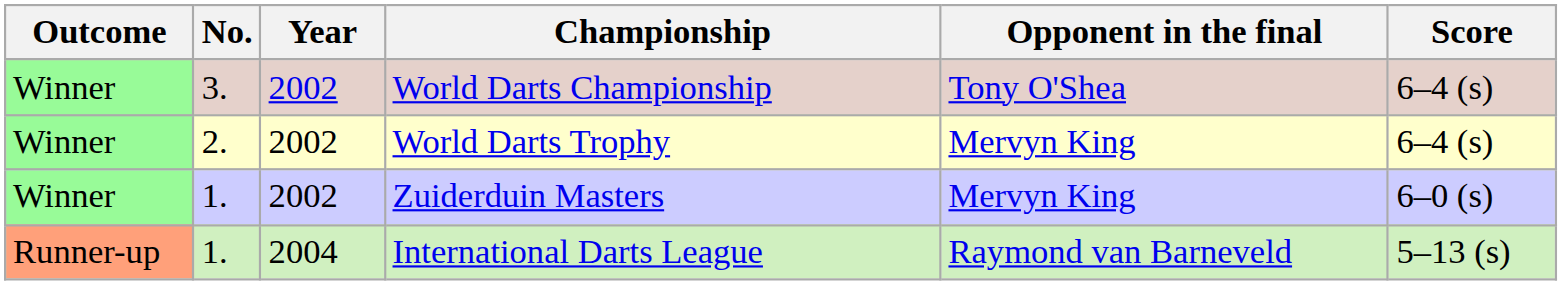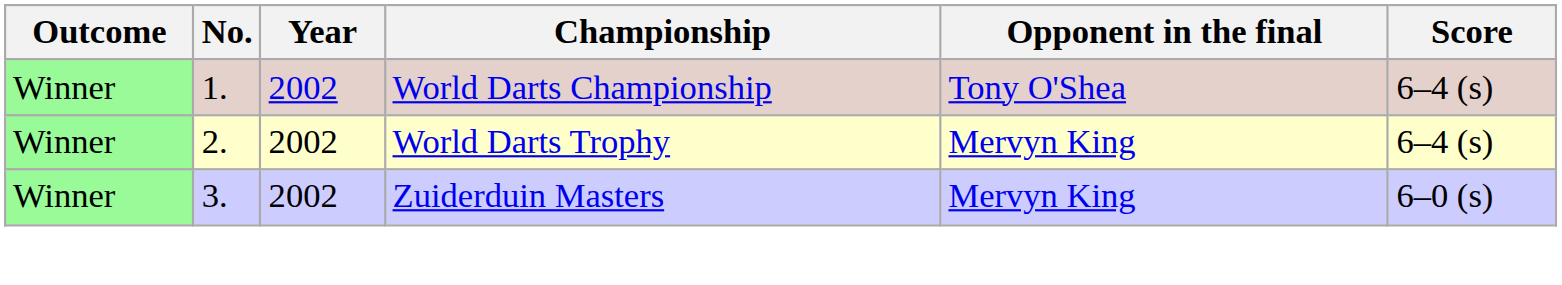(215, 86) 3. -> (215, 86) 1.
(215, 196) 1. -> (215, 196) 3.
- row: (578, 251)
